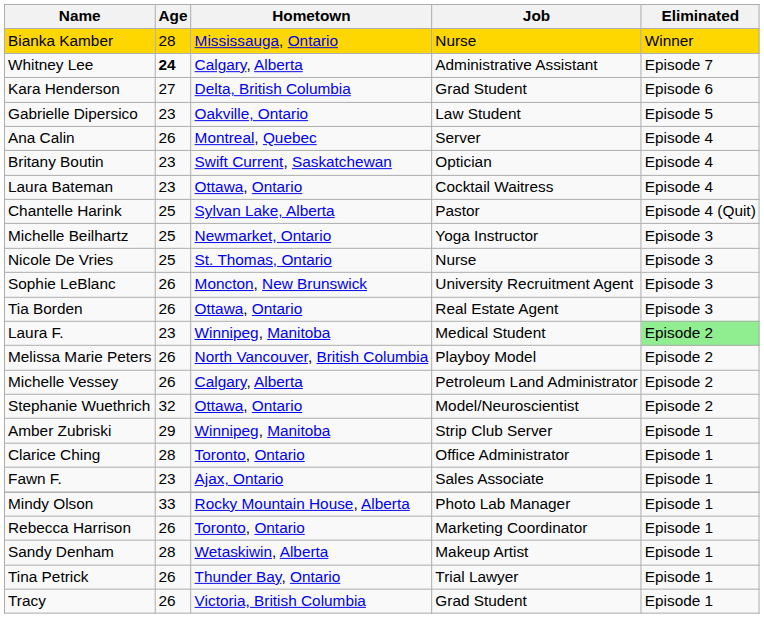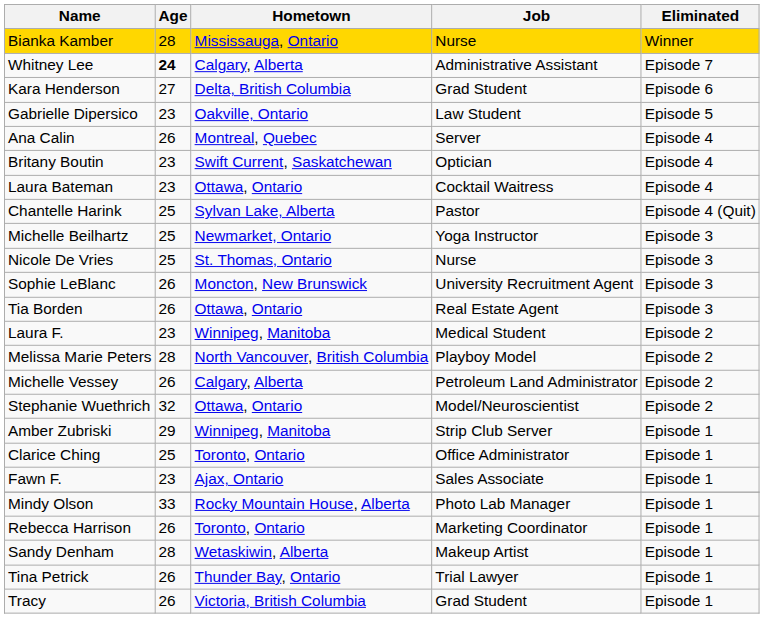(679, 333) lightgreen background -> (679, 333) no background
(167, 357) 26 -> (167, 357) 28
(167, 455) 28 -> (167, 455) 25
